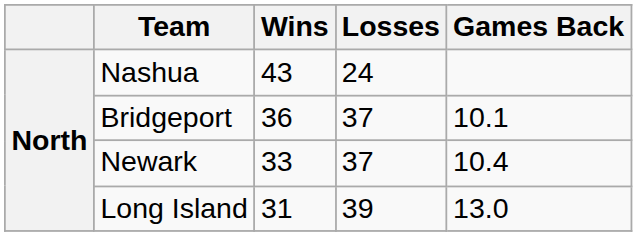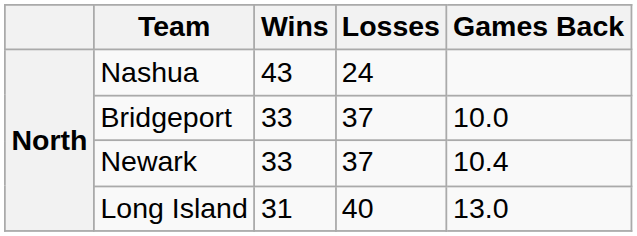(277, 117) 36 -> (277, 117) 33
(481, 117) 10.1 -> (481, 117) 10.0
(358, 207) 39 -> (358, 207) 40
